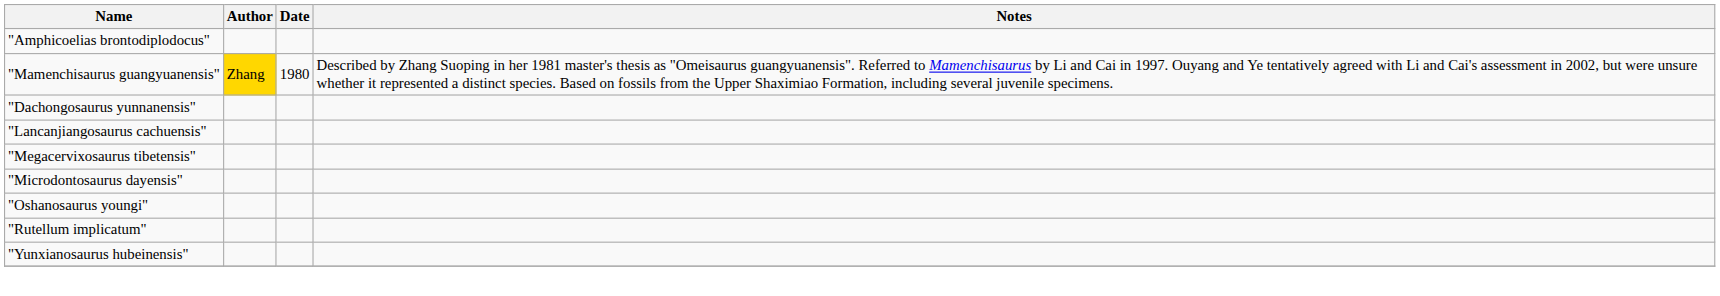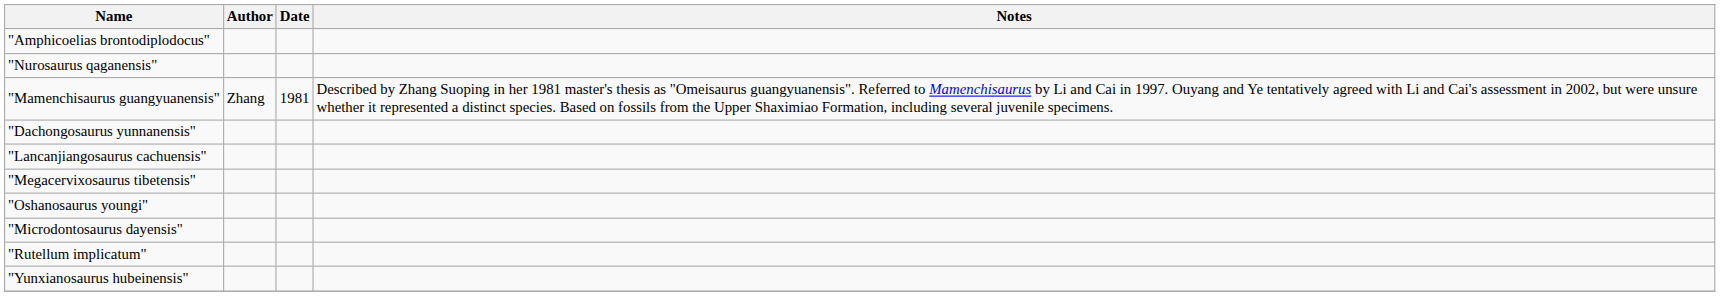+ row: (83, 65)
(246, 73) gold background -> (246, 98) no background
(295, 73) 1980 -> (295, 98) 1981
rows swapped: (95, 180) <-> (78, 204)
